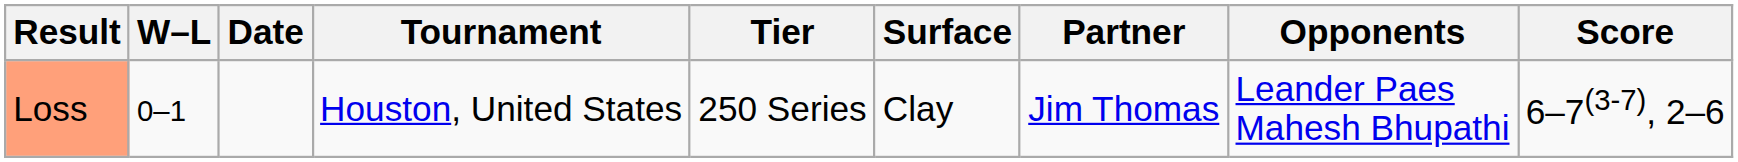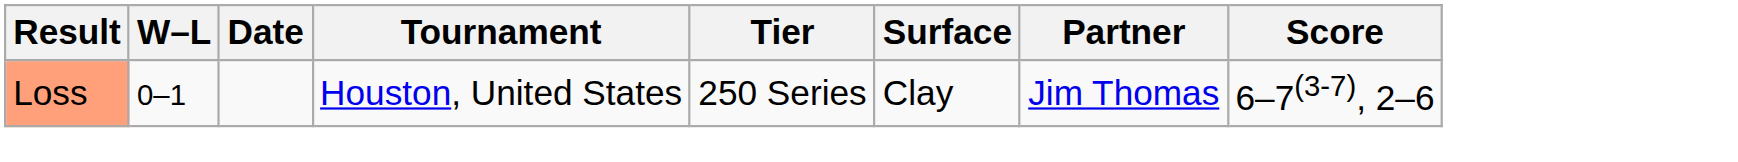- column: (1373, 32)
